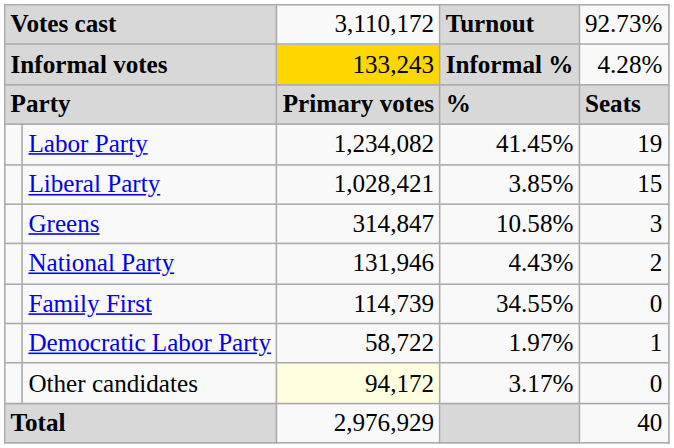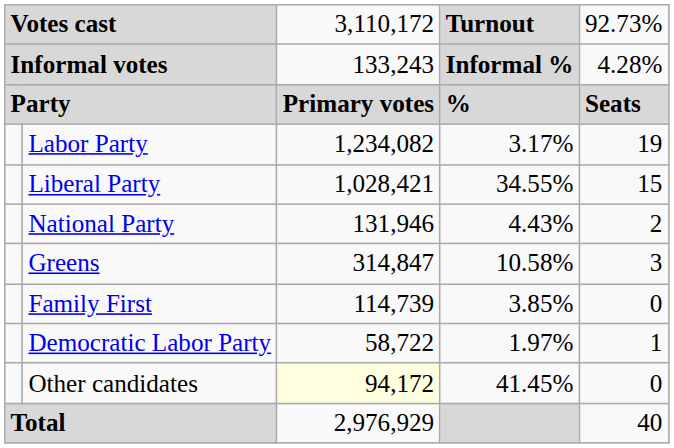(393, 64) gold background -> (393, 64) no background
(535, 143) 41.45% -> (541, 143) 3.17%
(541, 183) 3.85% -> (535, 183) 34.55%
rows swapped: (64, 223) <-> (101, 263)
(535, 303) 34.55% -> (541, 303) 3.85%
(541, 382) 3.17% -> (535, 382) 41.45%
